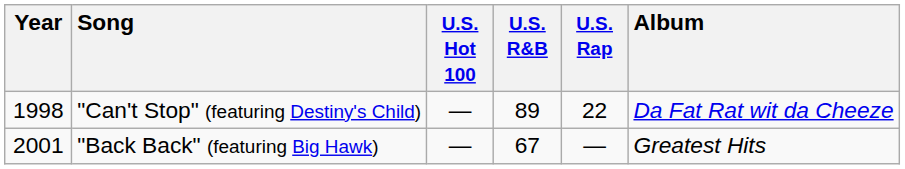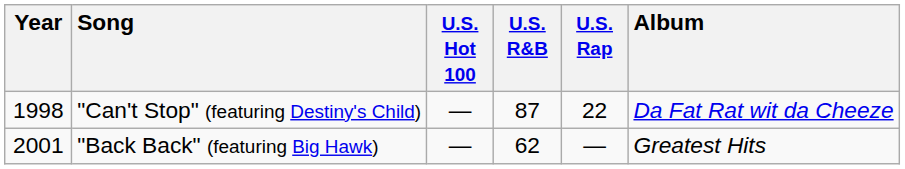(527, 109) 89 -> (527, 109) 87
(527, 145) 67 -> (527, 145) 62
